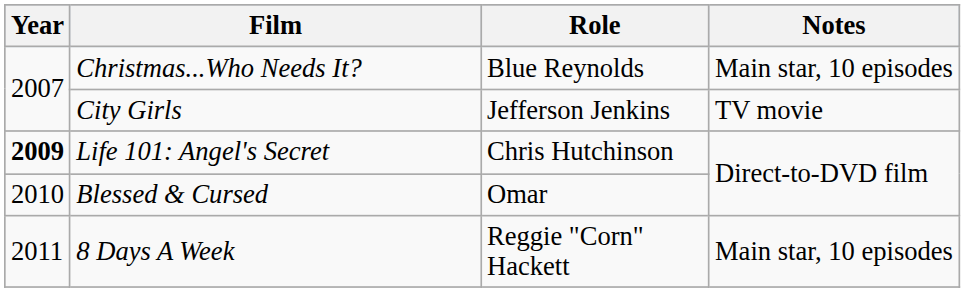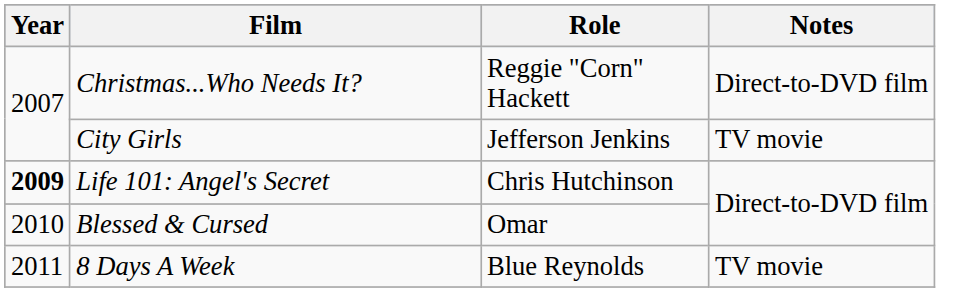(566, 67) Blue Reynolds -> (565, 82) Reggie "Corn" Hackett
(834, 67) Main star, 10 episodes -> (822, 82) Direct-to-DVD film
(565, 251) Reggie "Corn" Hackett -> (566, 266) Blue Reynolds
(834, 251) Main star, 10 episodes -> (769, 266) TV movie
